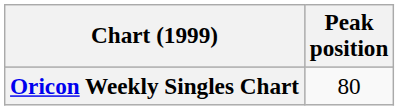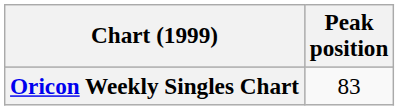(349, 85) 80 -> (349, 85) 83
